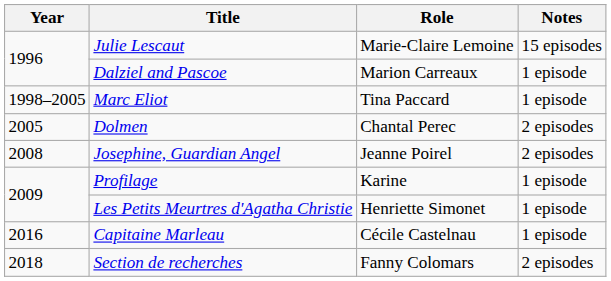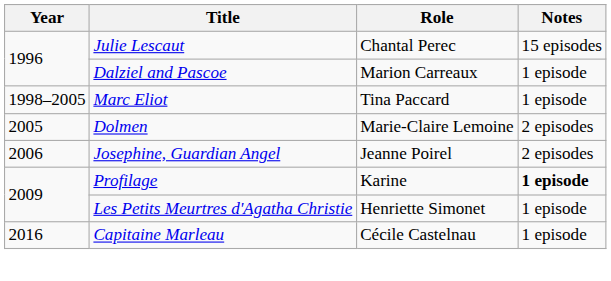(437, 45) Marie-Claire Lemoine -> (408, 45) Chantal Perec
(408, 126) Chantal Perec -> (437, 126) Marie-Claire Lemoine
(26, 153) 2008 -> (26, 153) 2006
(554, 180) normal -> (555, 180) bold
- row: (168, 262)
